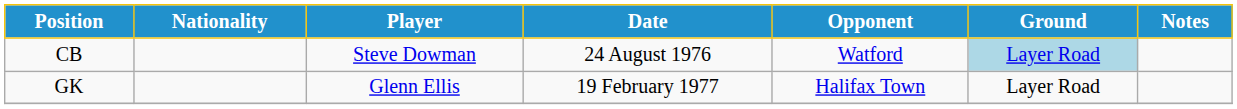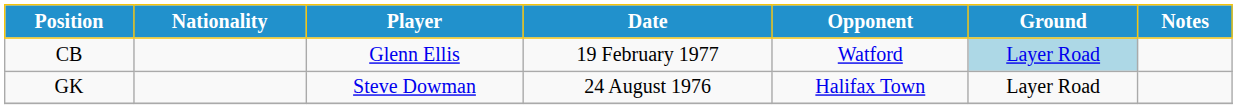(414, 54) Steve Dowman -> (414, 54) Glenn Ellis
(648, 54) 24 August 1976 -> (648, 54) 19 February 1977
(414, 87) Glenn Ellis -> (414, 87) Steve Dowman
(648, 87) 19 February 1977 -> (648, 87) 24 August 1976
